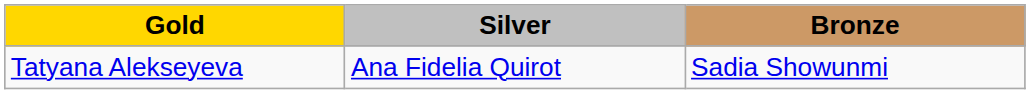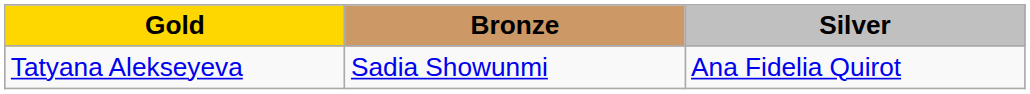columns swapped: (515, 25) <-> (855, 25)
